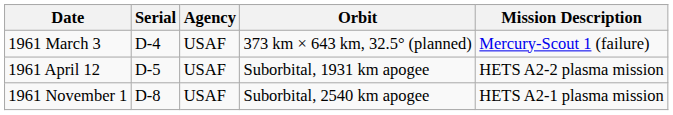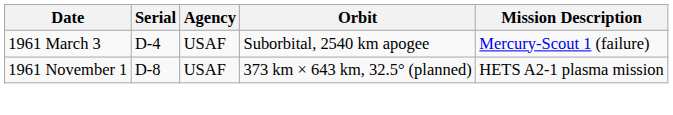(358, 43) 373 km × 643 km, 32.5° (planned) -> (336, 43) Suborbital, 2540 km apogee
- row: (54, 69)
(336, 95) Suborbital, 2540 km apogee -> (358, 69) 373 km × 643 km, 32.5° (planned)
